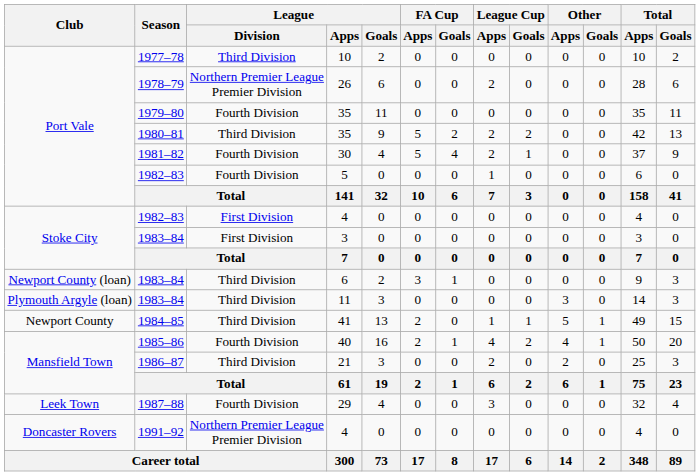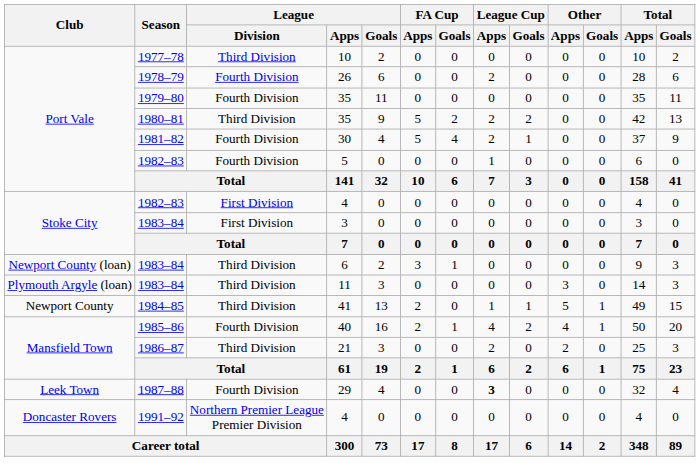(257, 84) Northern Premier League Premier Division -> (257, 77) Fourth Division
(491, 404) normal -> (491, 389) bold
